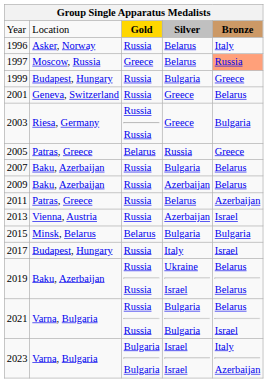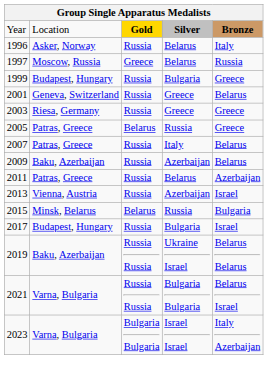(229, 62) lightsalmon background -> (229, 62) no background
(142, 123) Russia Russia -> (138, 111) Russia
(233, 123) Bulgaria -> (229, 111) Greece
(68, 168) Baku, Azerbaijan -> (62, 144) Patras, Greece
(182, 168) Bulgaria -> (174, 144) Italy
(182, 234) Bulgaria -> (178, 210) Russia
(174, 250) Italy -> (182, 227) Bulgaria
